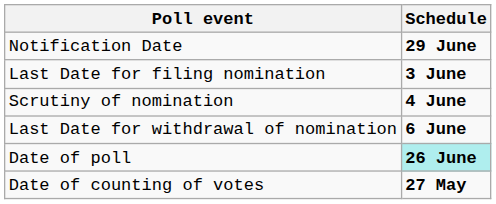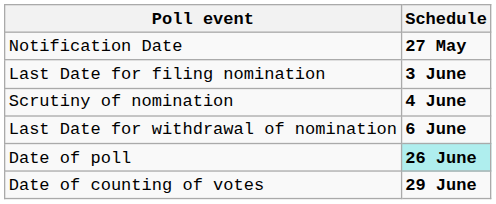(441, 46) 29 June -> (436, 46) 27 May
(436, 185) 27 May -> (441, 185) 29 June
